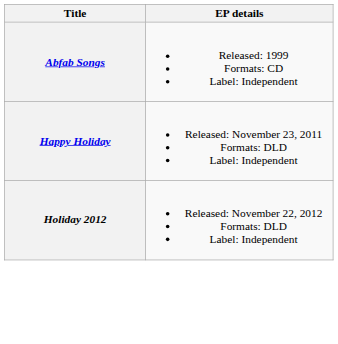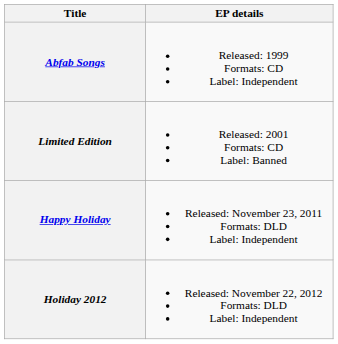+ row: (75, 141)
